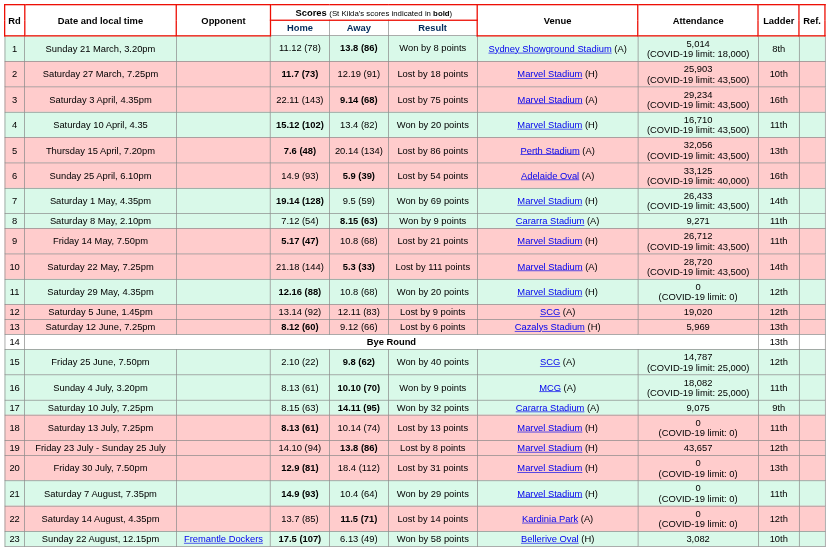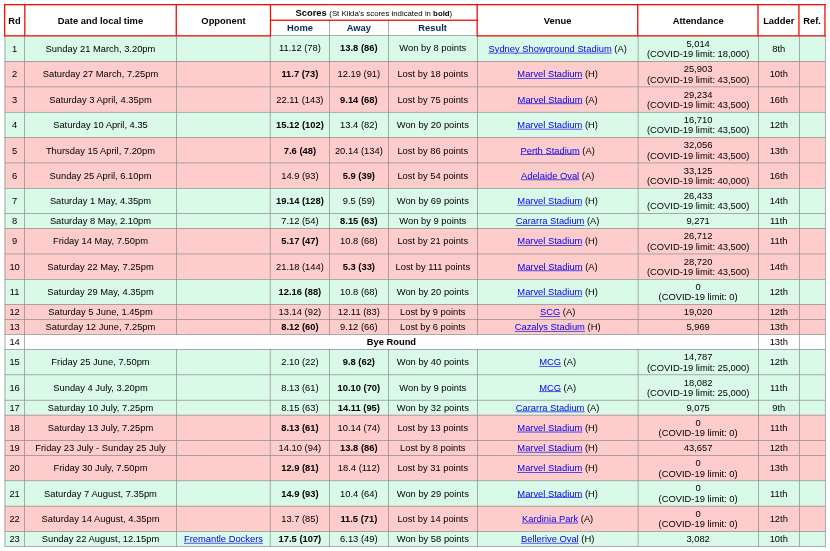(779, 125) 11th -> (779, 125) 12th
(558, 362) SCG (A) -> (558, 362) MCG (A)
